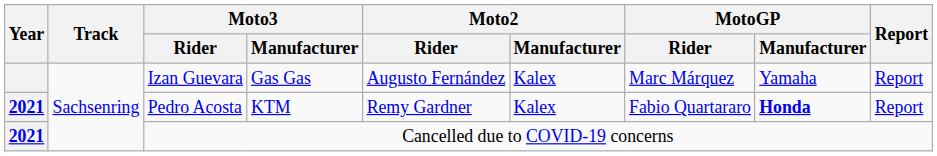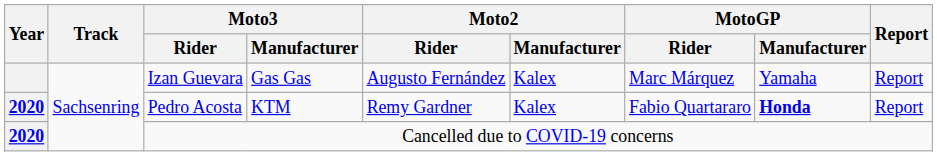(26, 107) 2021 -> (26, 107) 2020
(26, 136) 2021 -> (26, 136) 2020
